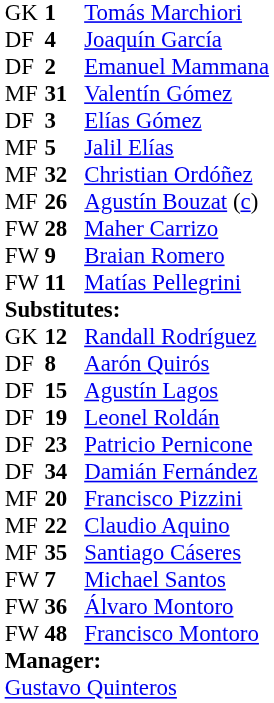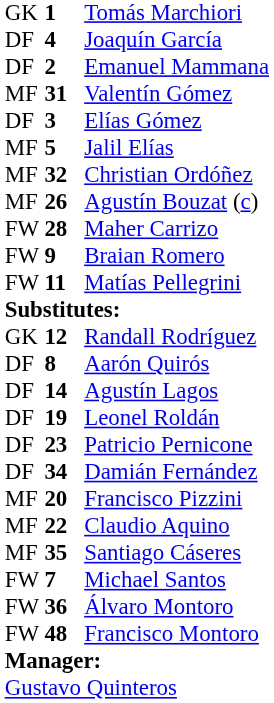(56, 390) 15 -> (56, 390) 14
